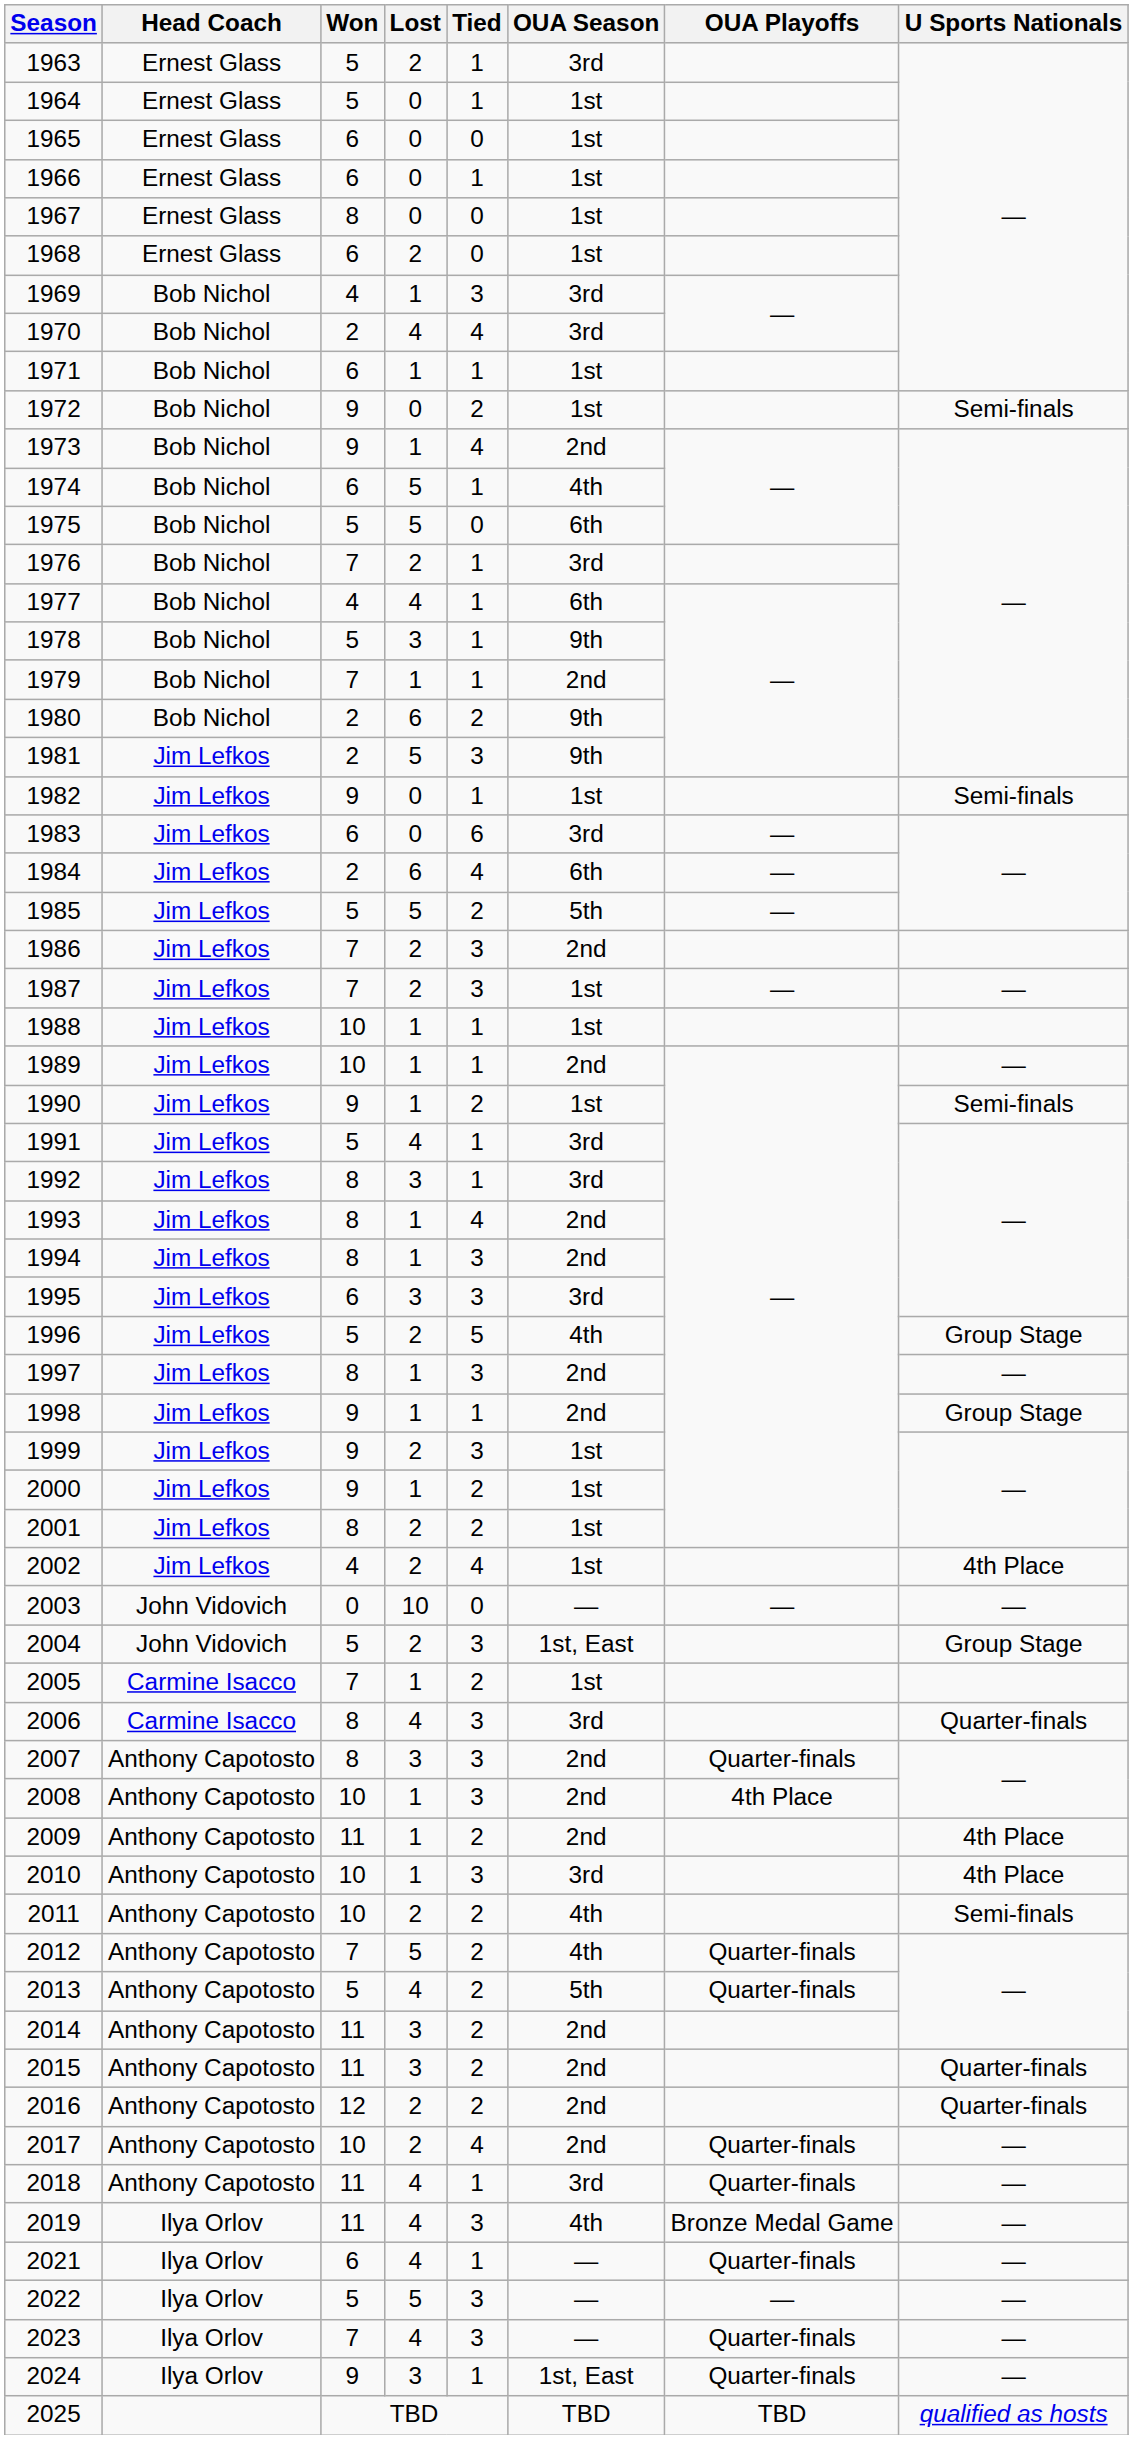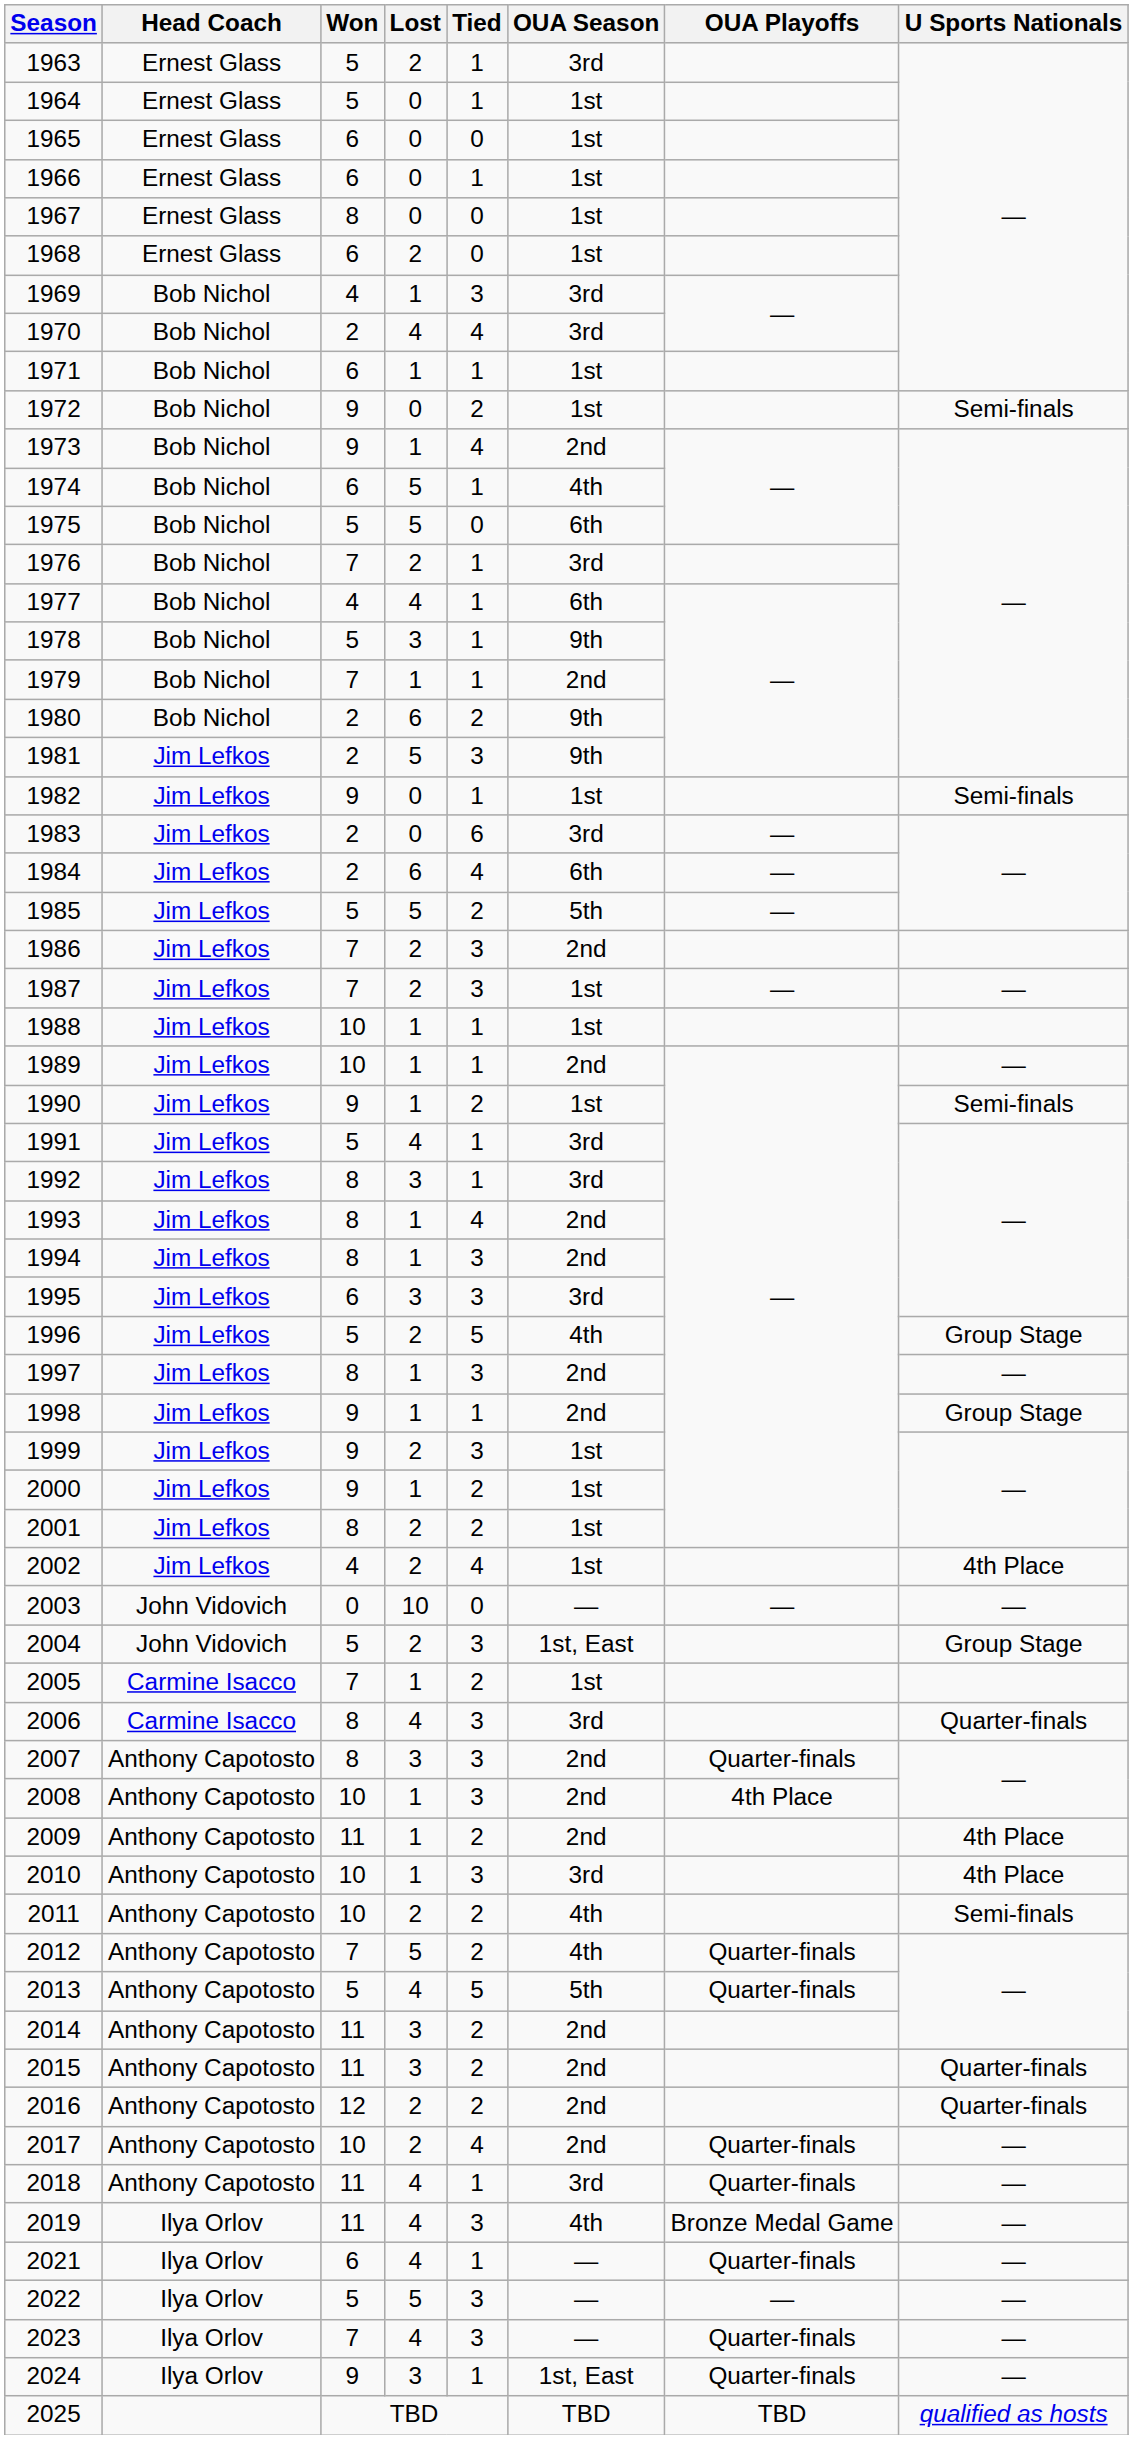(352, 833) 6 -> (352, 833) 2
(477, 1990) 2 -> (477, 1990) 5
